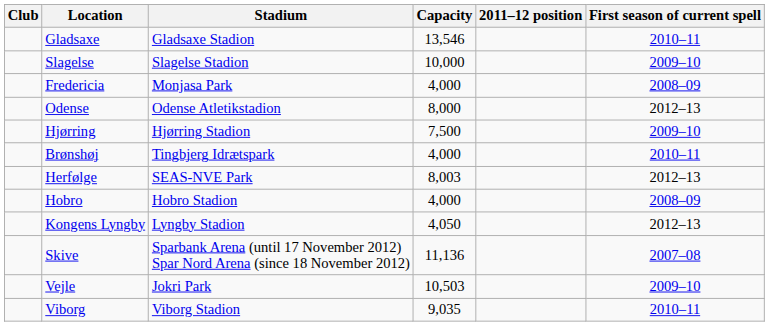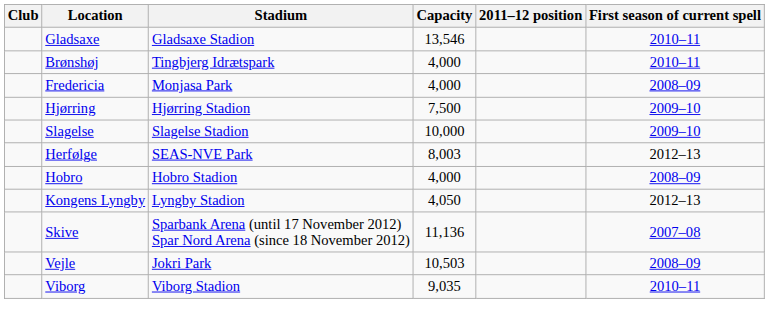rows swapped: (72, 154) <-> (70, 62)
- row: (67, 108)
(675, 286) 2009–10 -> (675, 263) 2008–09
